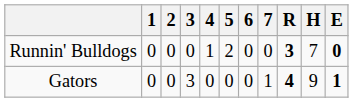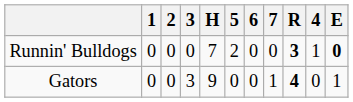columns swapped: (210, 20) <-> (313, 20)
(337, 81) bold -> (337, 81) normal
